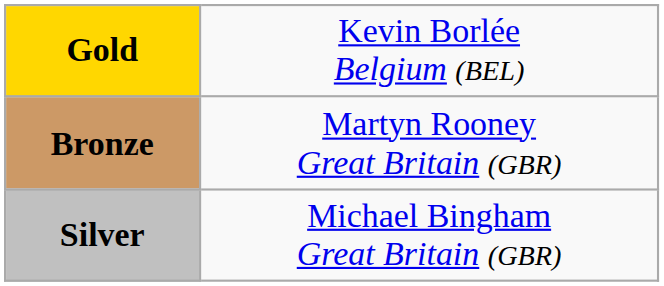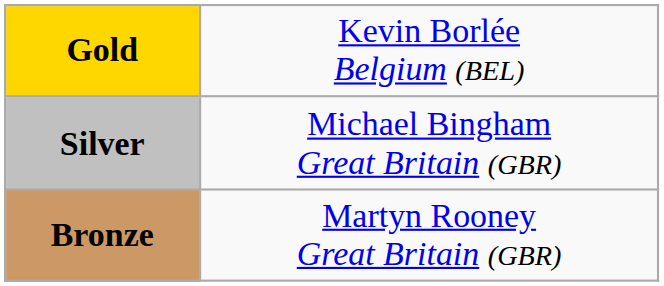rows swapped: (102, 234) <-> (102, 142)
